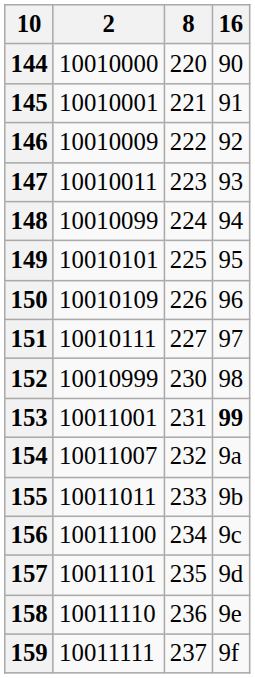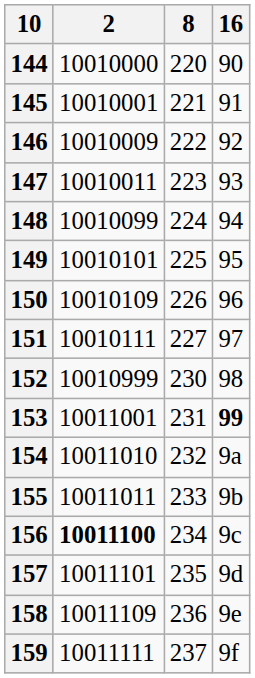(108, 456) 10011007 -> (108, 456) 10011010
(108, 535) normal -> (107, 535) bold
(107, 614) 10011110 -> (108, 614) 10011109
